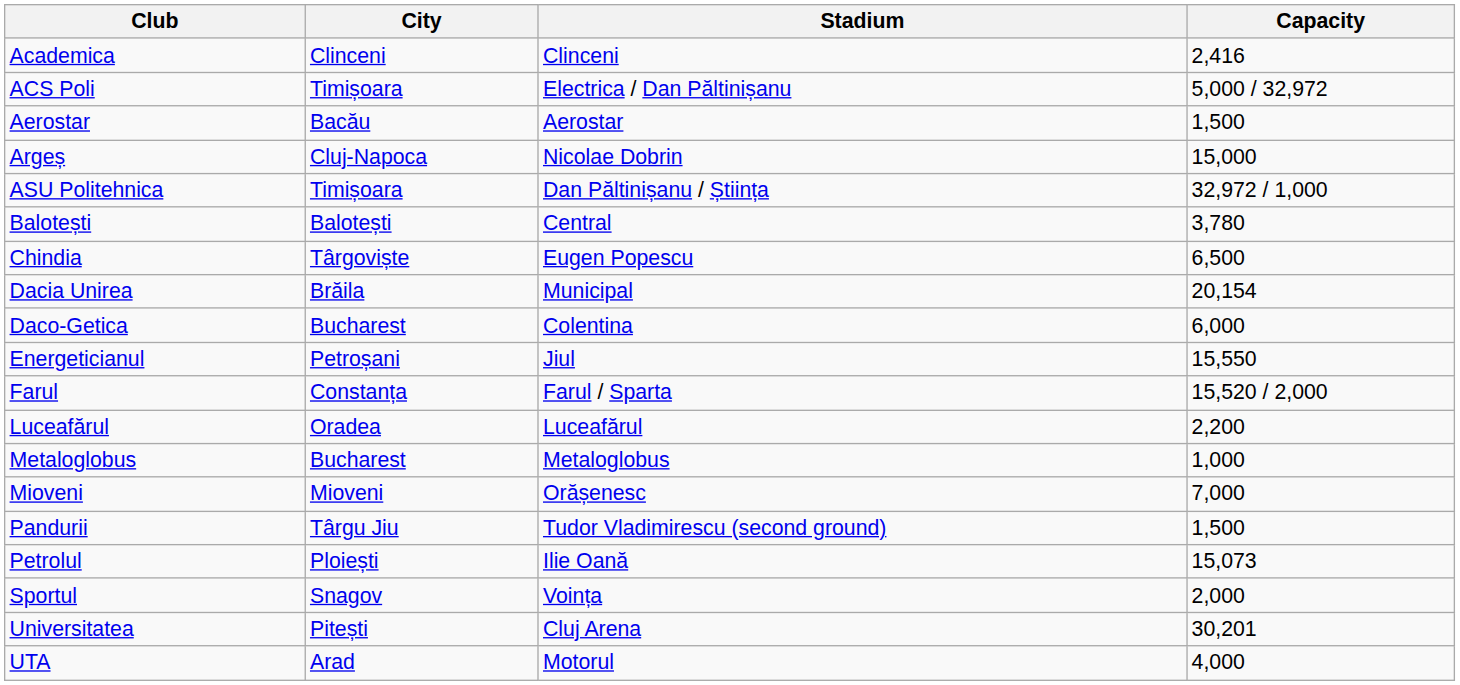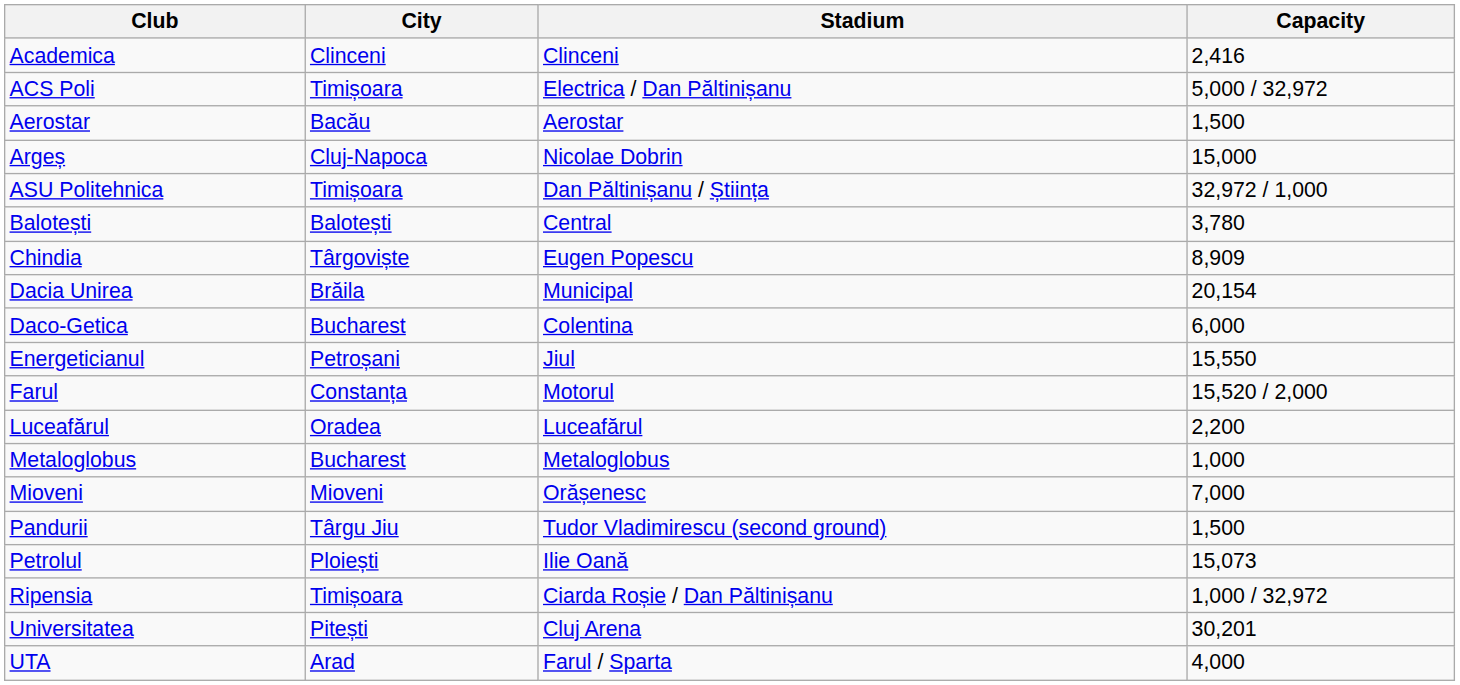(1218, 257) 6,500 -> (1218, 257) 8,909
(607, 392) Farul / Sparta -> (578, 392) Motorul
+ row: (51, 595)
- row: (43, 595)
(578, 662) Motorul -> (607, 662) Farul / Sparta
